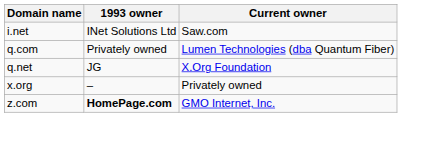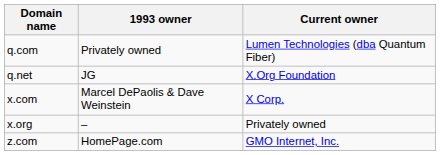- row: (18, 31)
+ row: (22, 99)
(129, 103) bold -> (122, 141) normal
